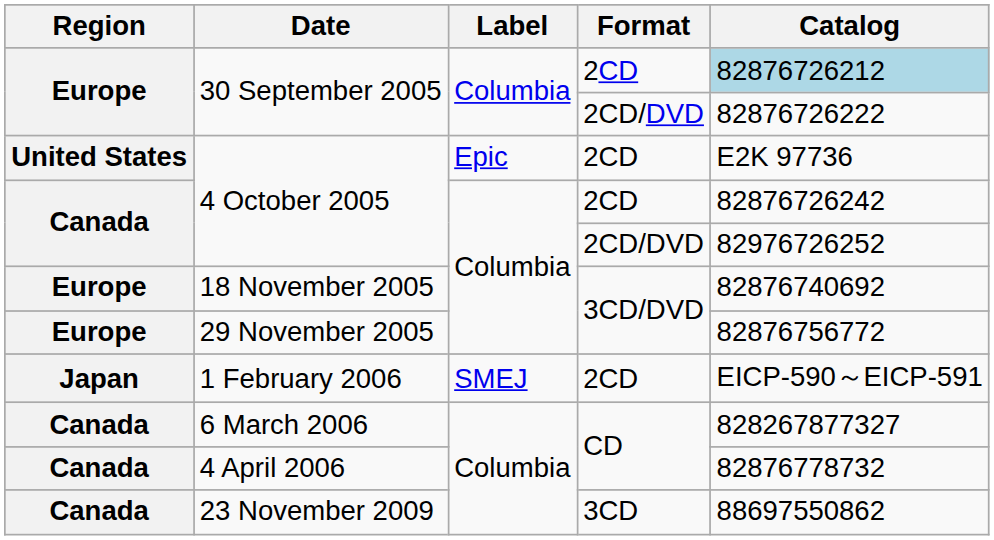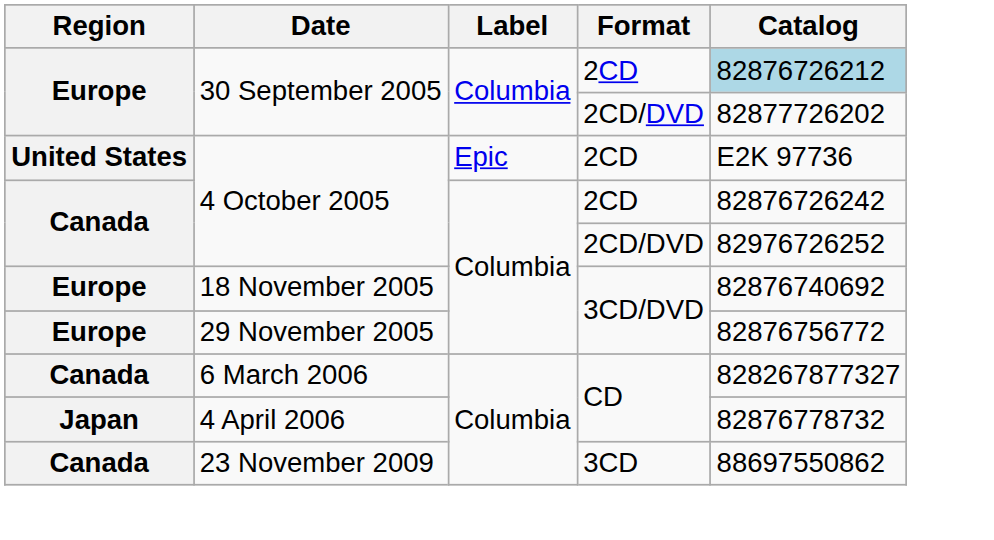(801, 113) 82876726222 -> (801, 113) 82877726202
- row: (301, 378)
(99, 467) Canada -> (99, 419) Japan
